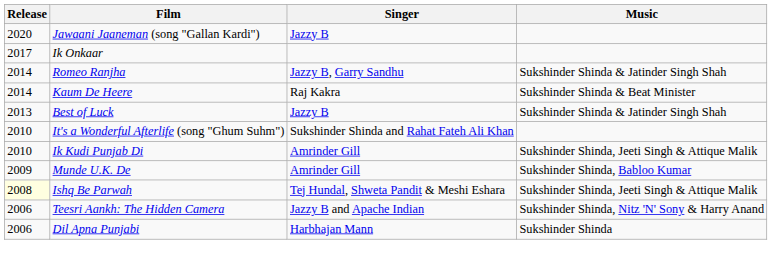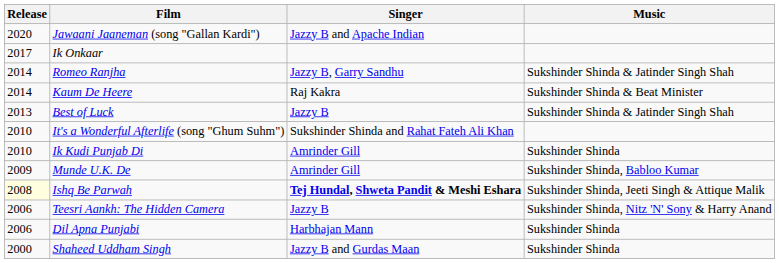(309, 33) Jazzy B -> (357, 33) Jazzy B and Apache Indian
(638, 151) Sukshinder Shinda, Jeeti Singh & Attique Malik -> (573, 151) Sukshinder Shinda
(398, 190) normal -> (406, 190) bold
(357, 209) Jazzy B and Apache Indian -> (309, 209) Jazzy B
+ row: (112, 248)
